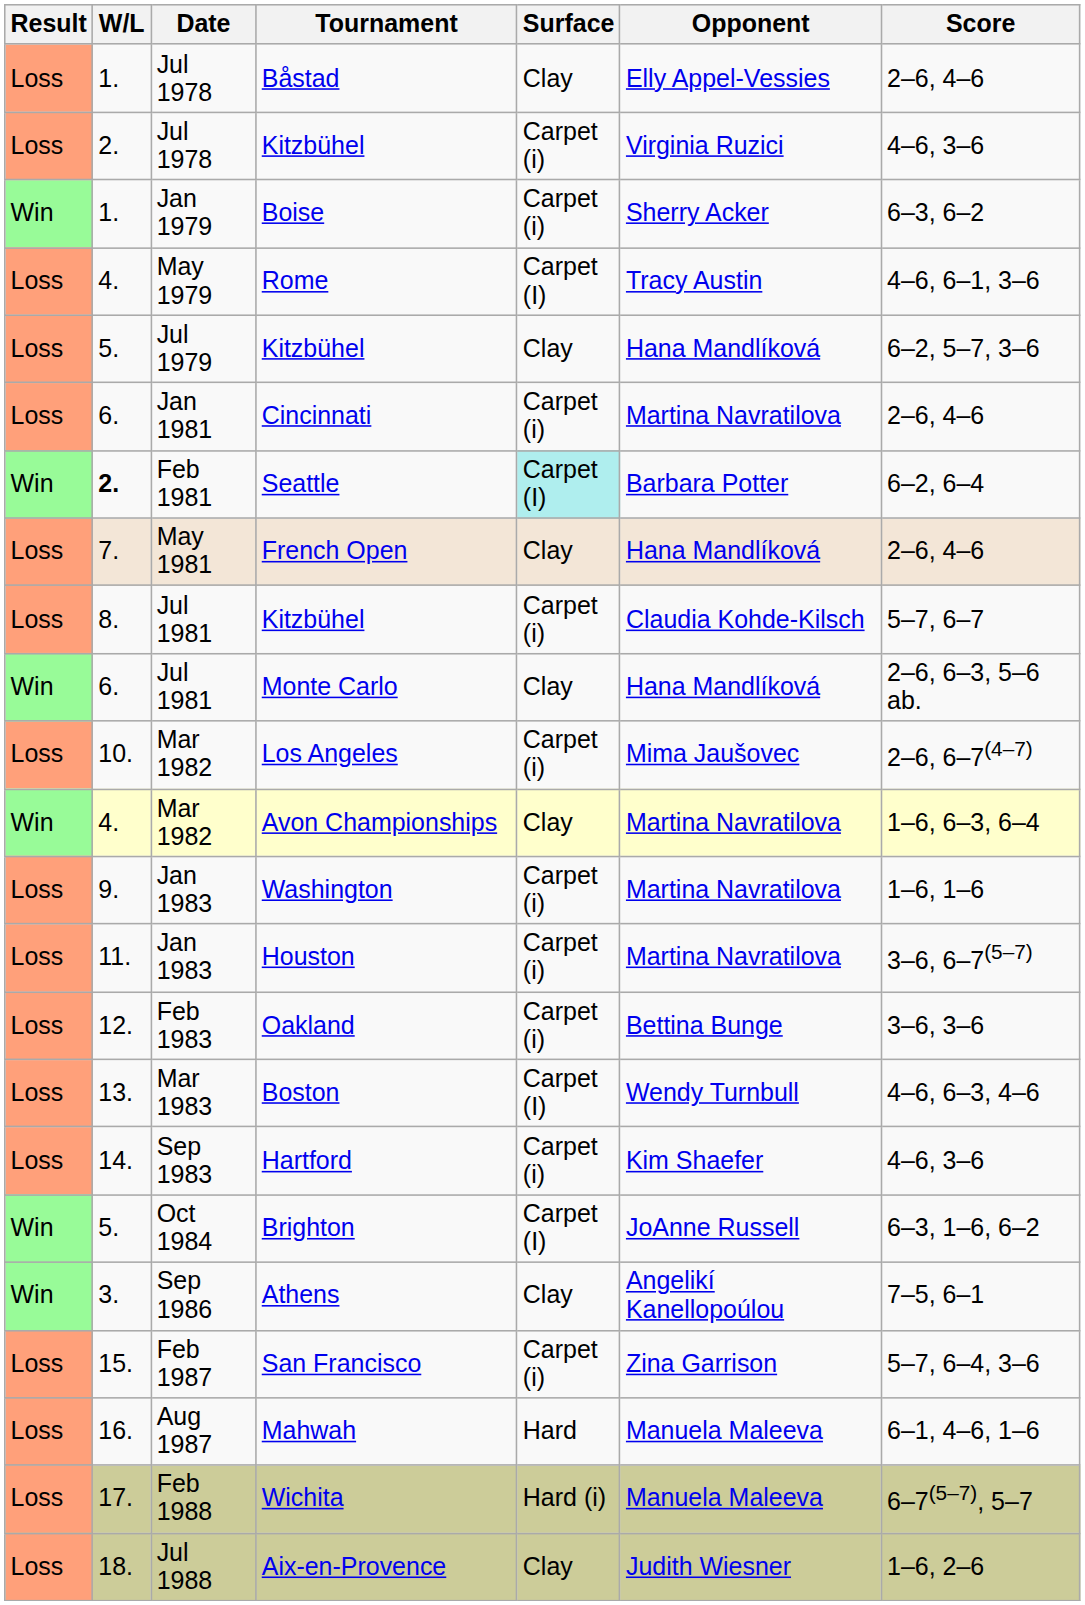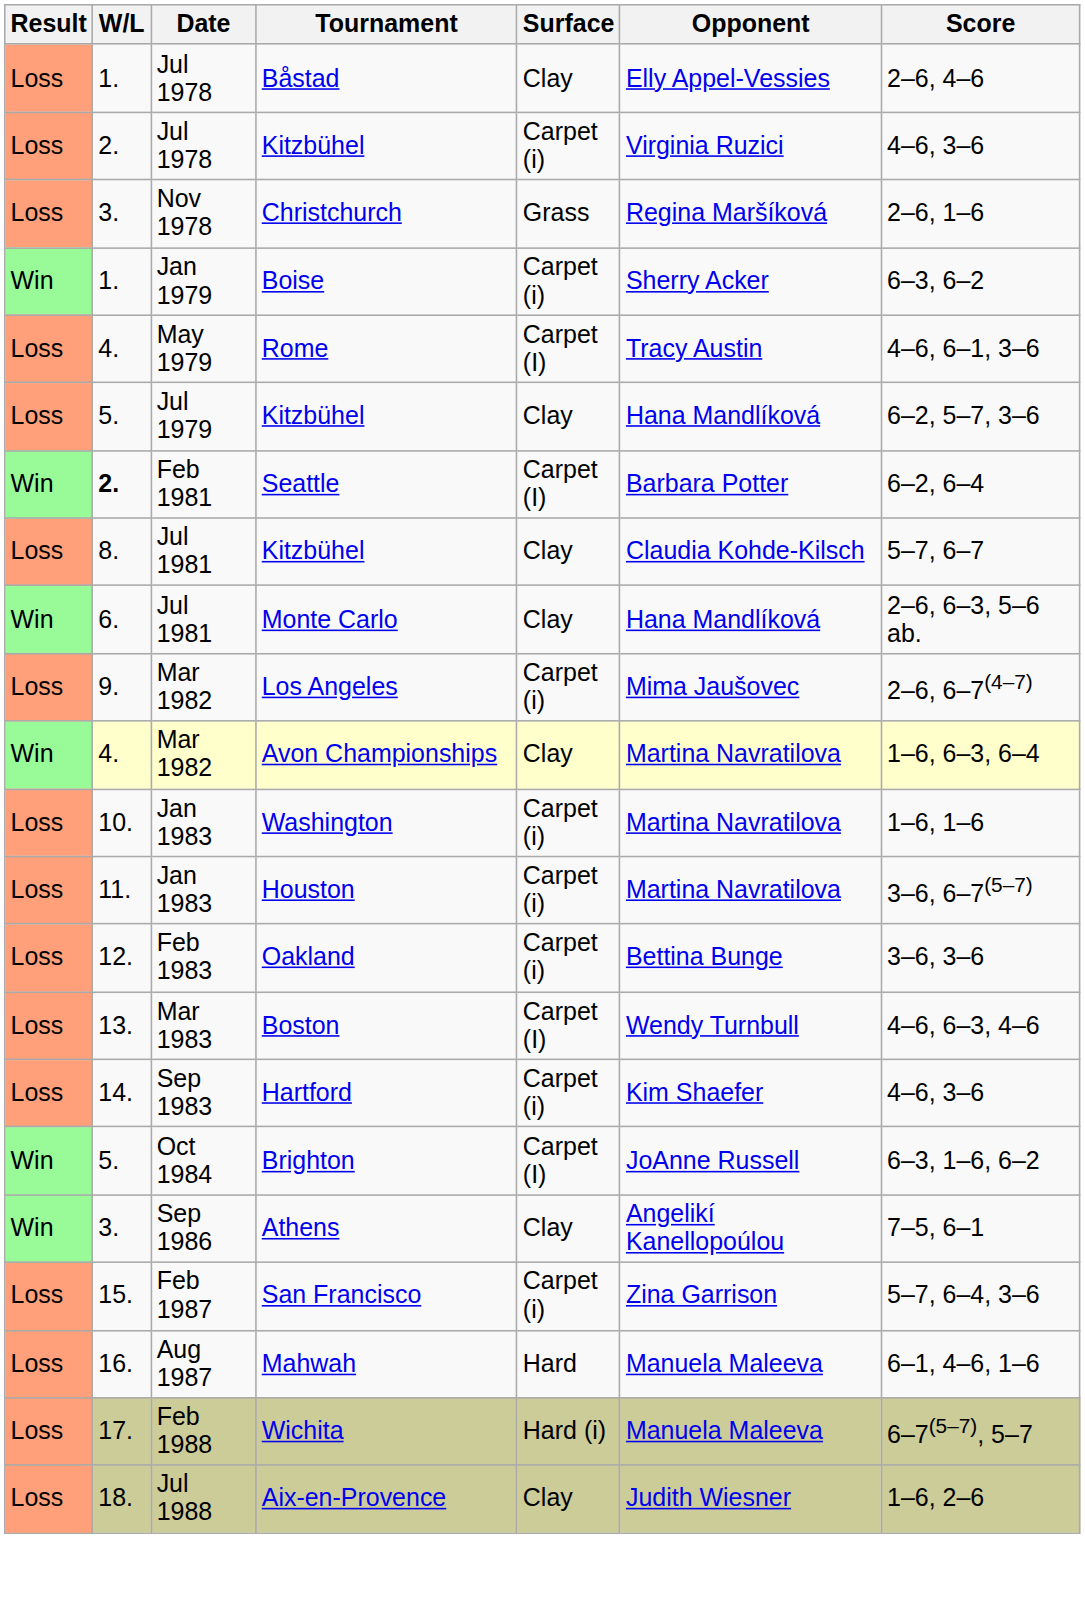+ row: (184, 213)
- row: (184, 416)
(560, 483) paleturquoise background -> (560, 483) no background
- row: (184, 551)
(560, 619) Carpet (i) -> (548, 551) Clay
(116, 754) 10. -> (109, 686) 9.
(109, 889) 9. -> (116, 822) 10.
